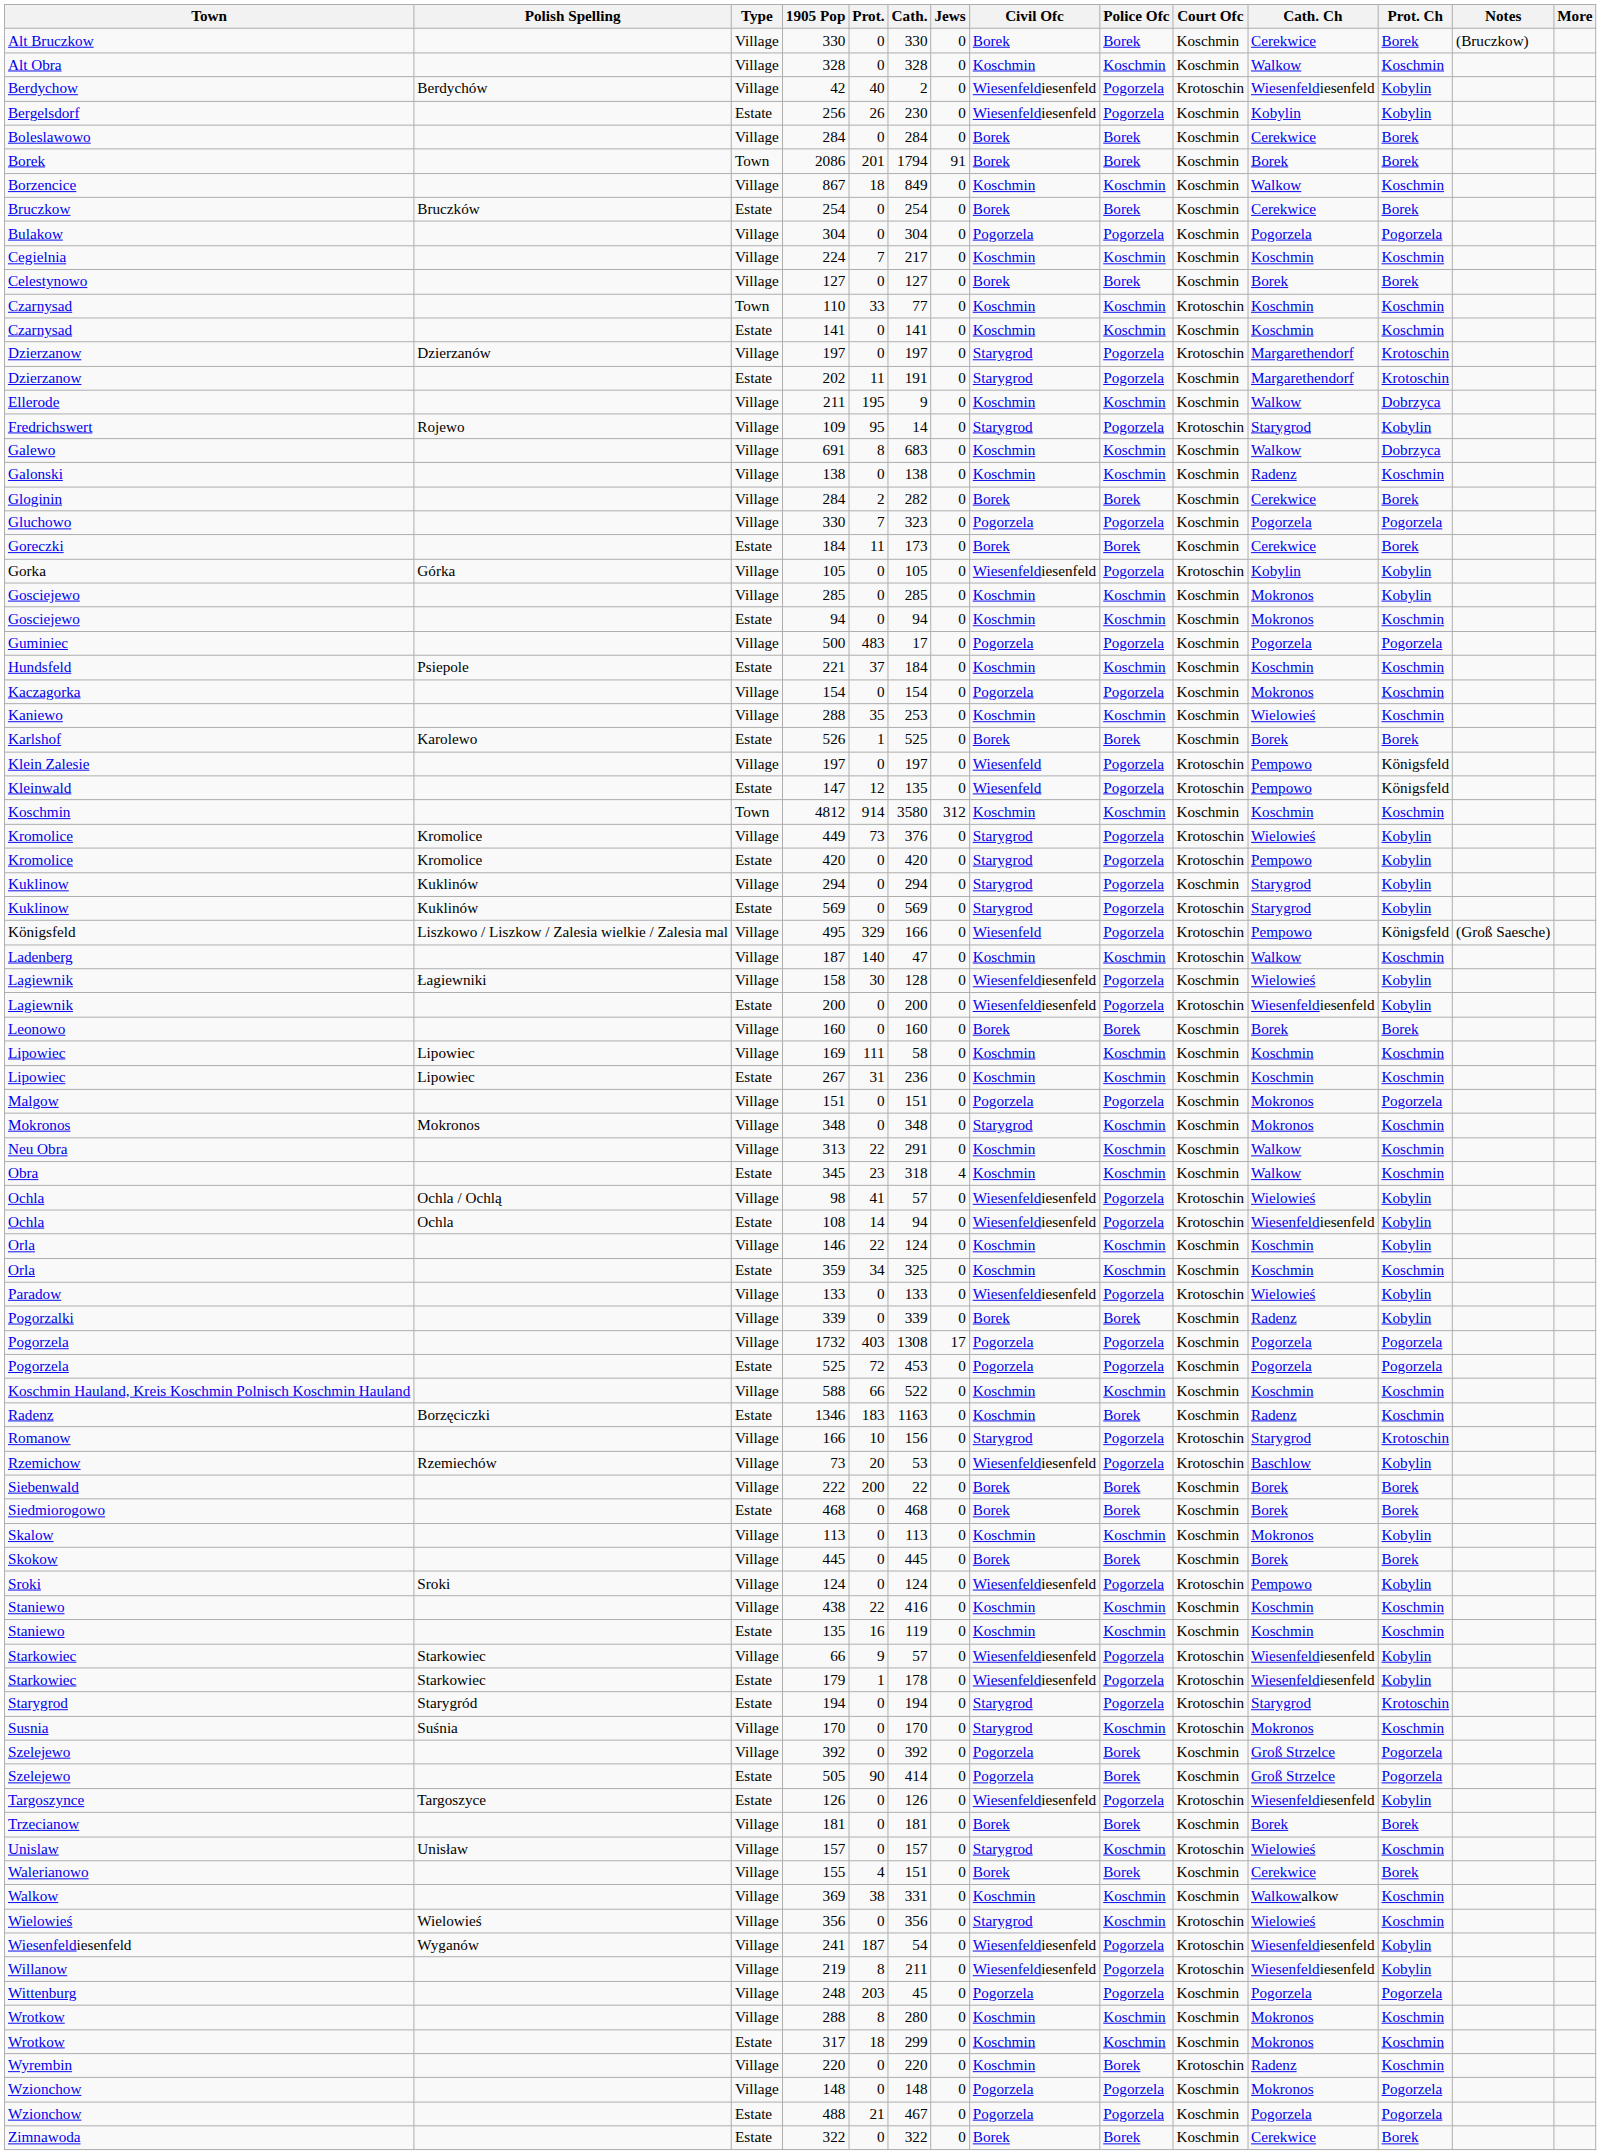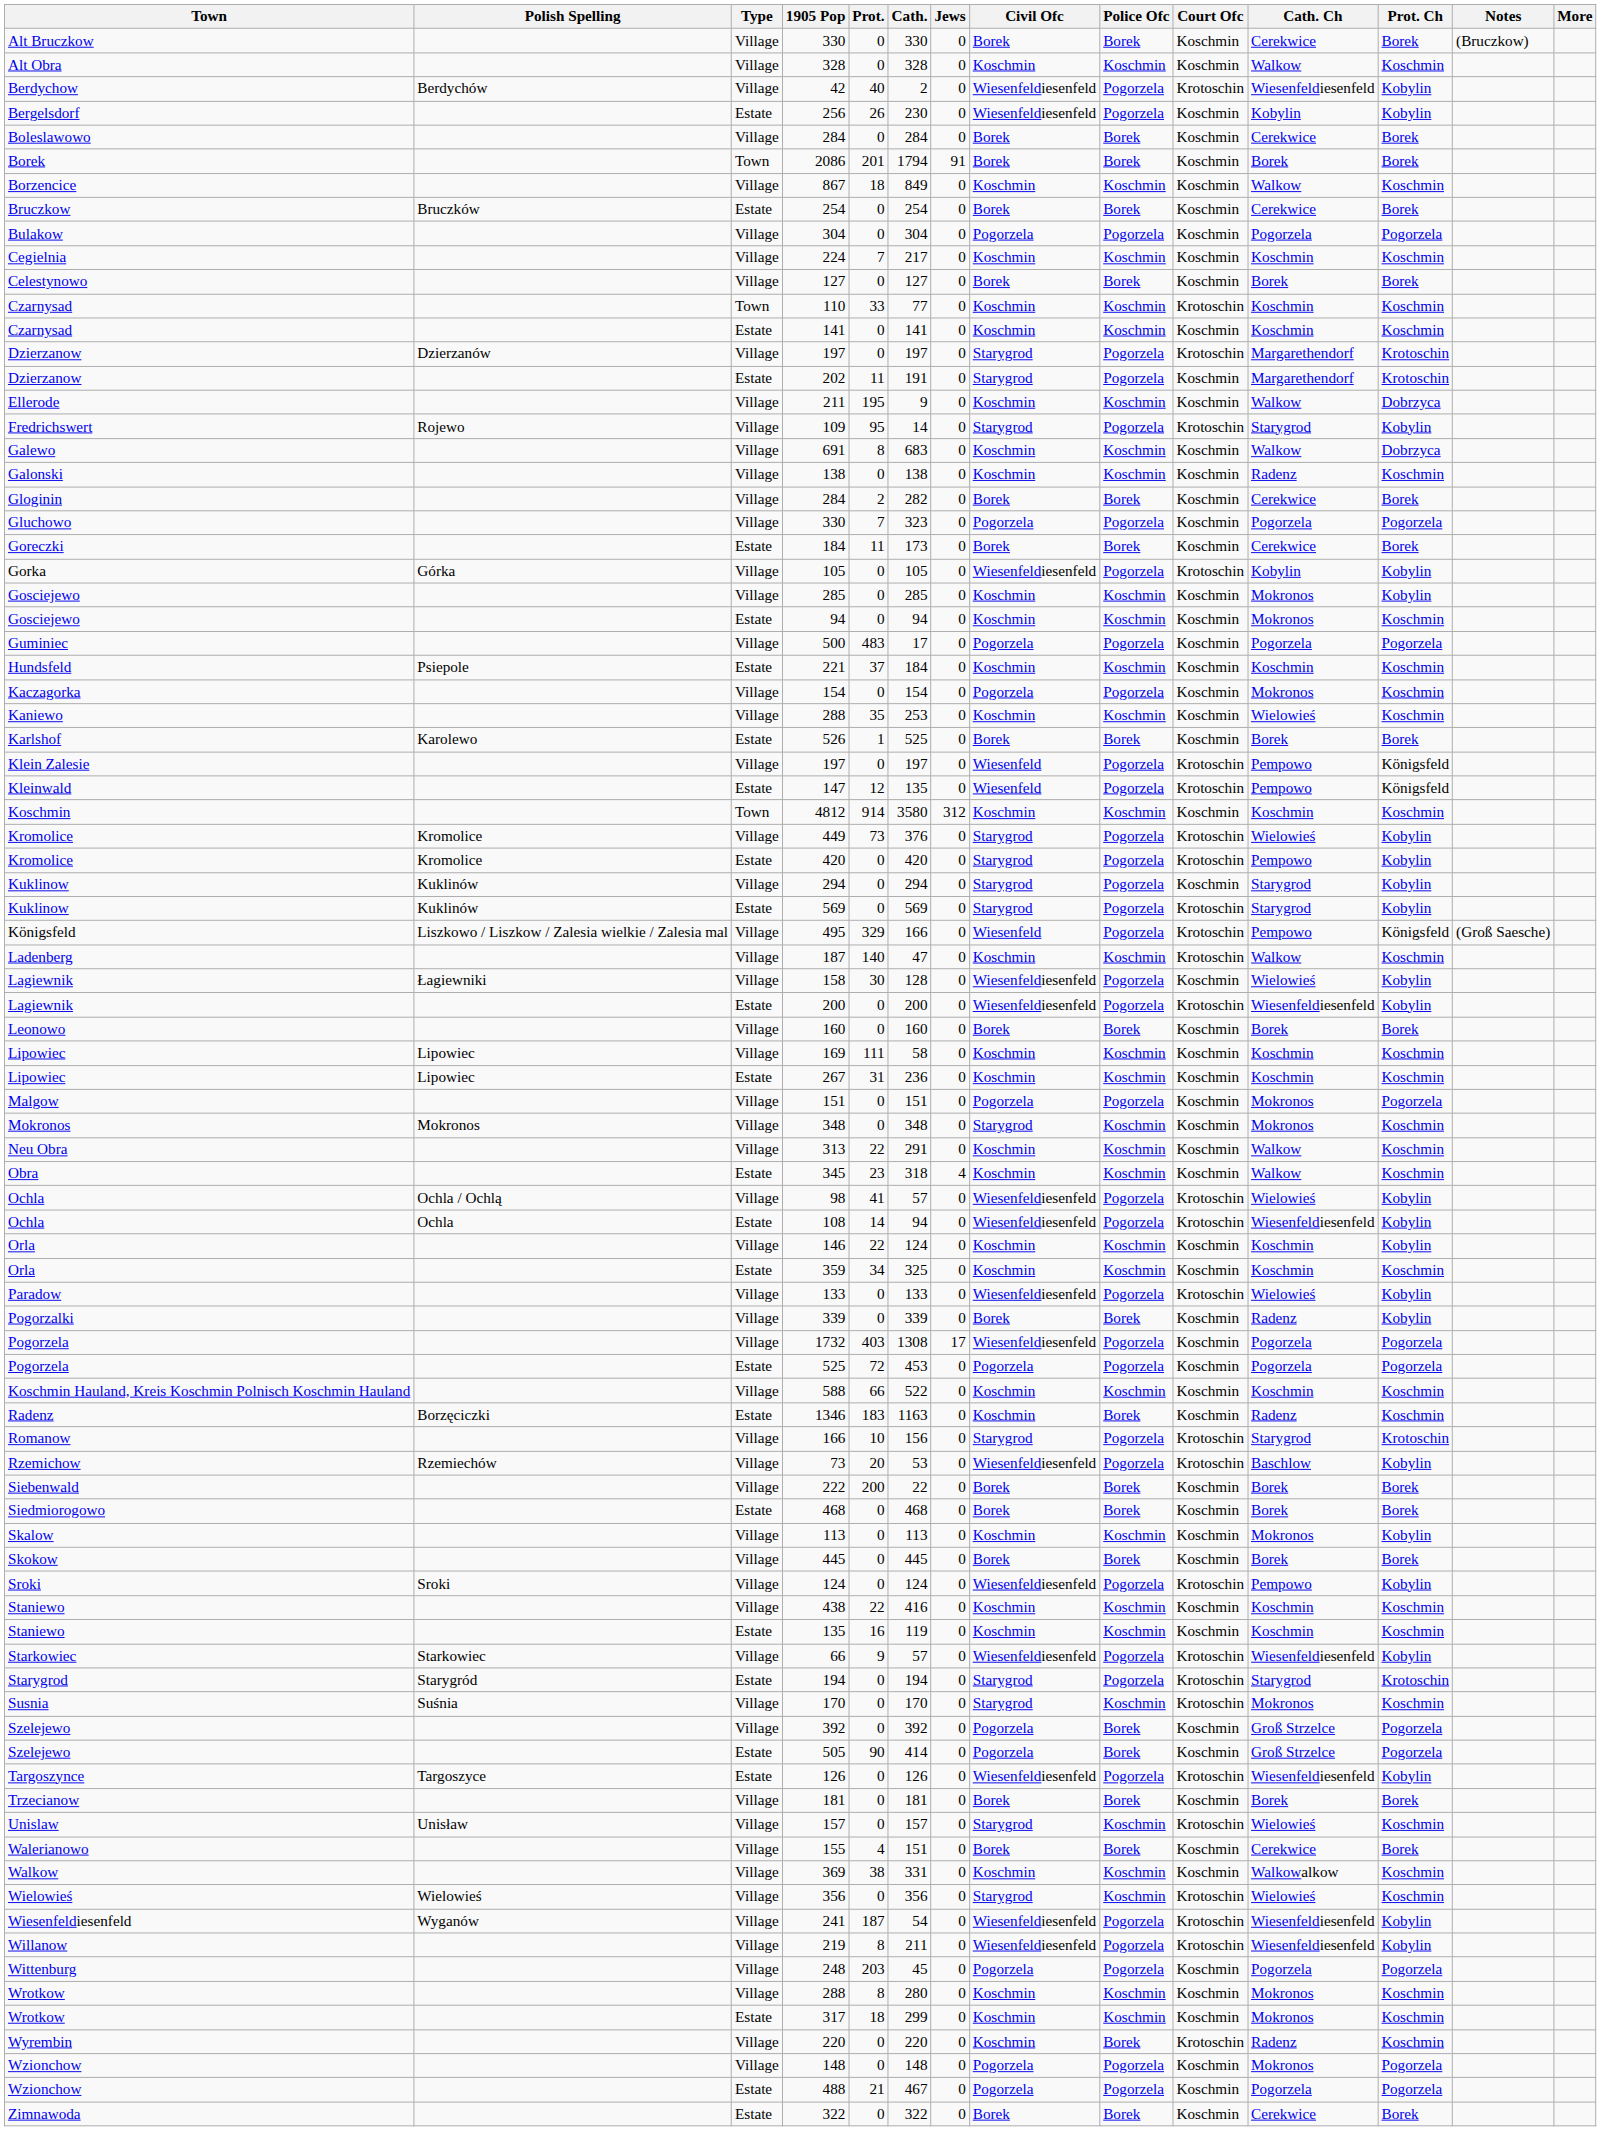(1003, 1342) Pogorzela -> (1034, 1342) Wiesenfeldiesenfeld
- row: (42, 1679)
